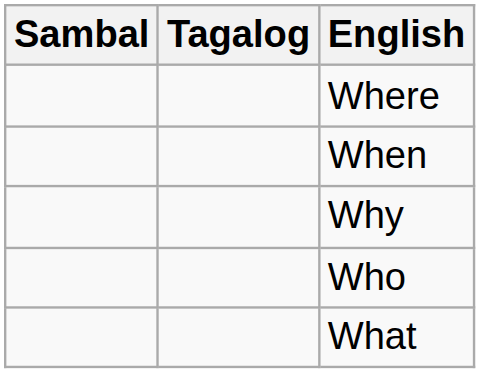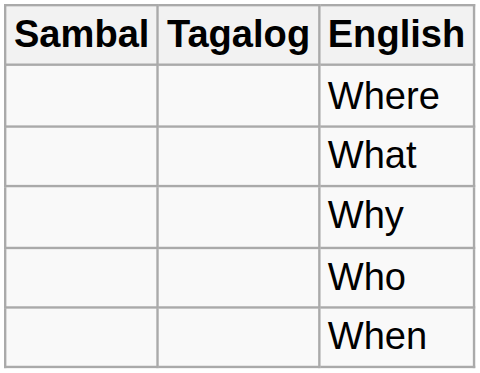rows swapped: (372, 336) <-> (377, 155)
